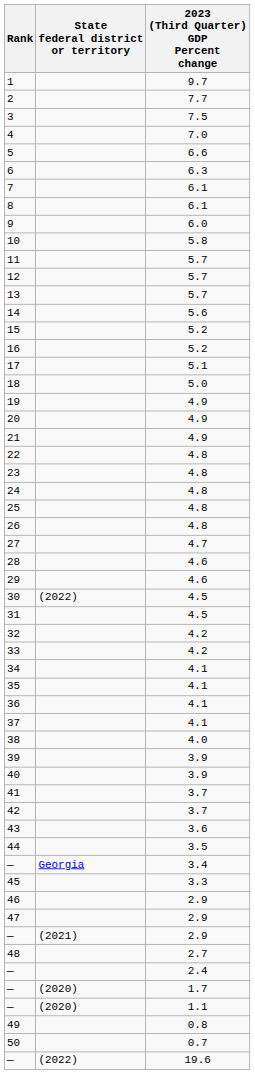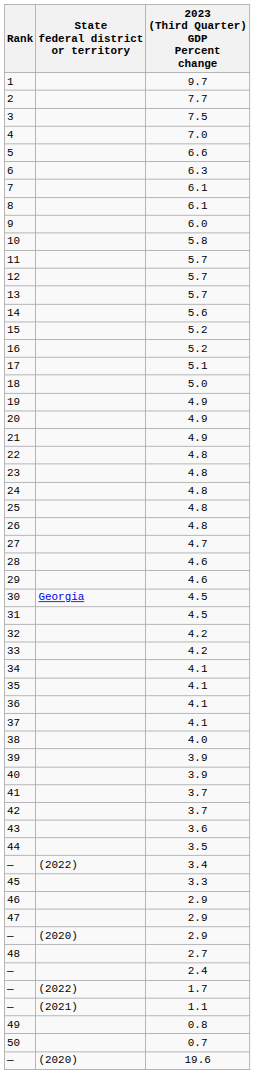(58, 598) (2022) -> (61, 598) Georgia
(61, 865) Georgia -> (58, 865) (2022)
(58, 936) (2021) -> (58, 936) (2020)
(58, 989) (2020) -> (58, 989) (2022)
(58, 1007) (2020) -> (58, 1007) (2021)
(58, 1060) (2022) -> (58, 1060) (2020)
